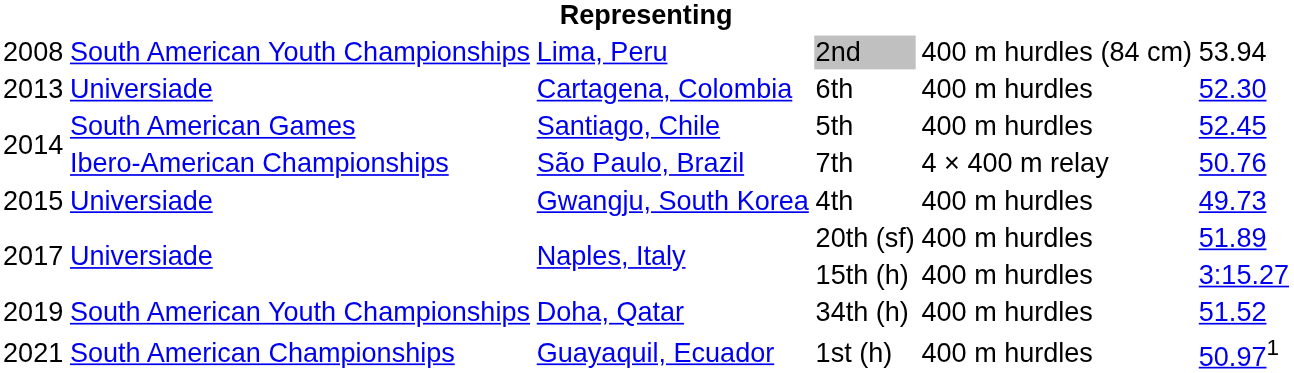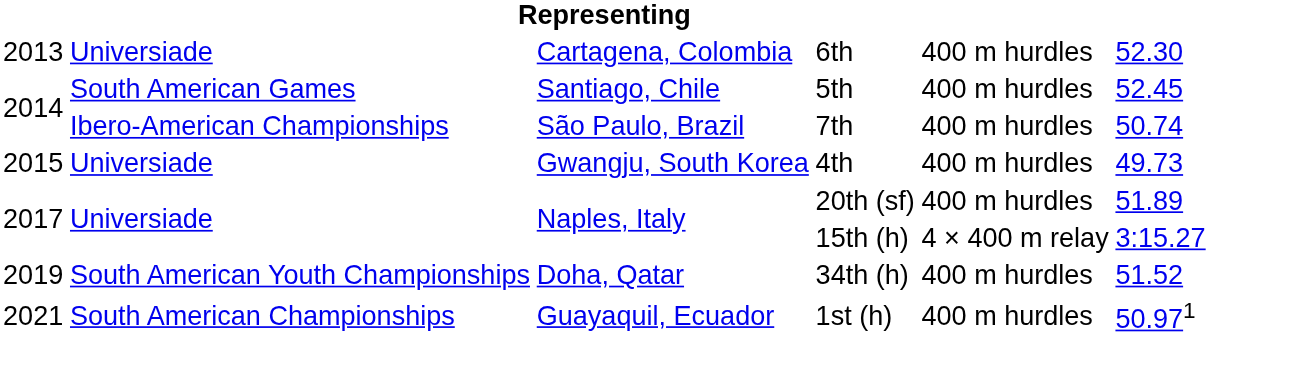- row: (838, 52)
(1015, 163) 4 × 400 m relay -> (1007, 126) 400 m hurdles
(1233, 163) 50.76 -> (1149, 126) 50.74
(1007, 275) 400 m hurdles -> (1015, 238) 4 × 400 m relay
